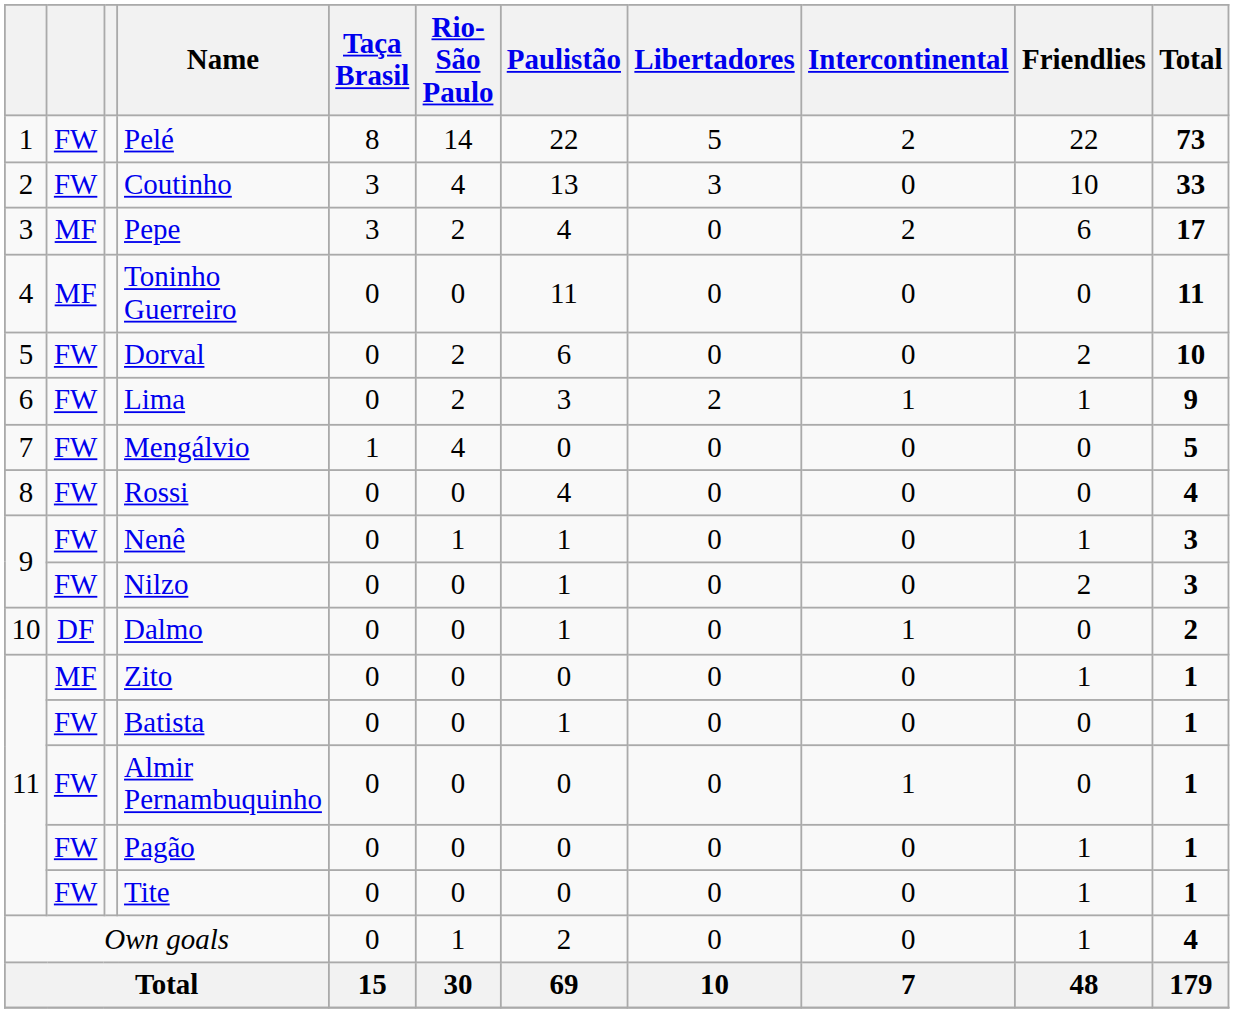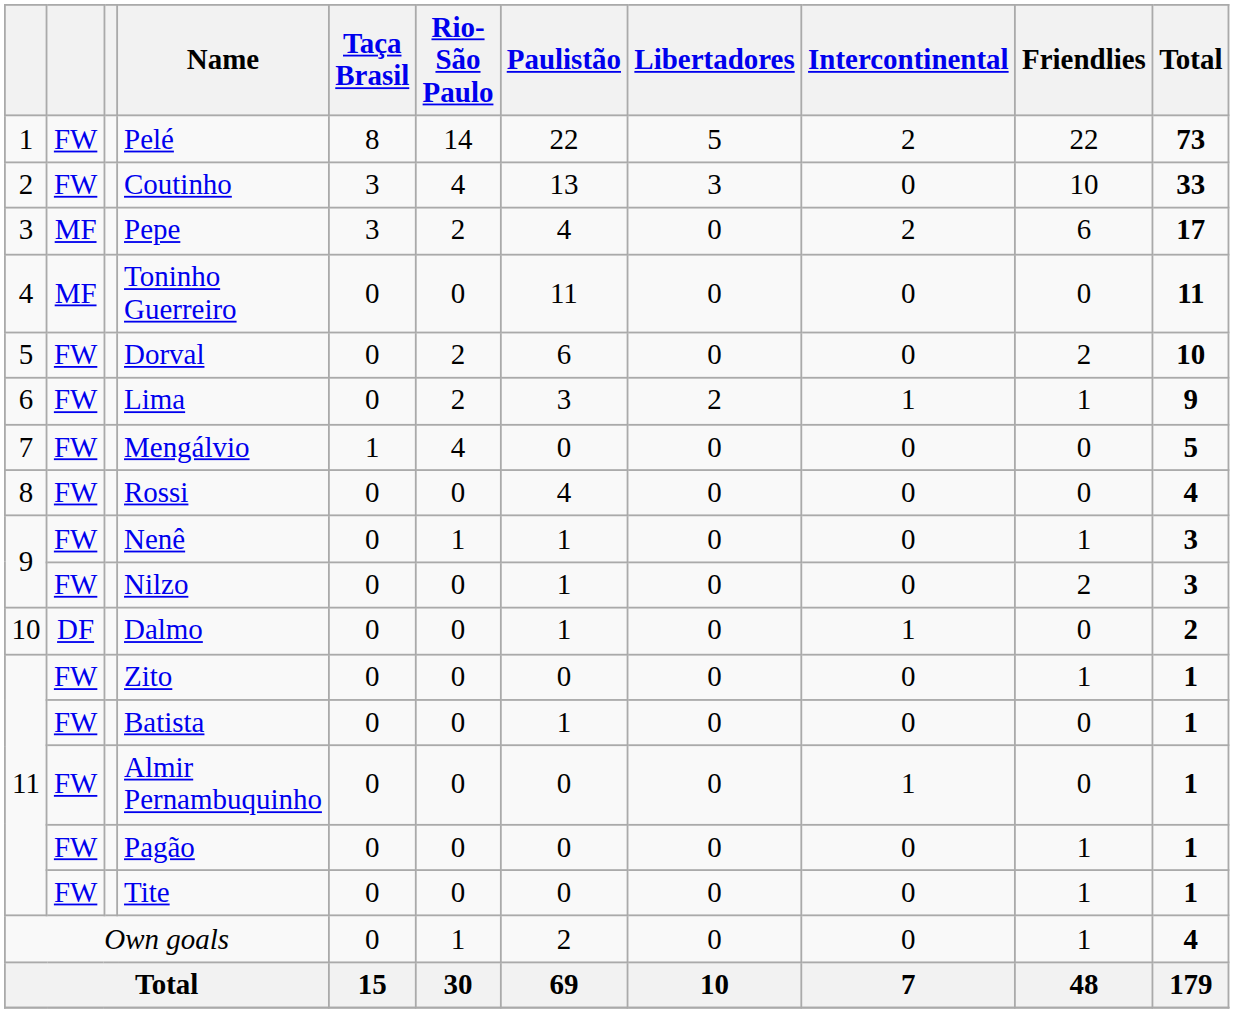(76, 676) MF -> (76, 676) FW
